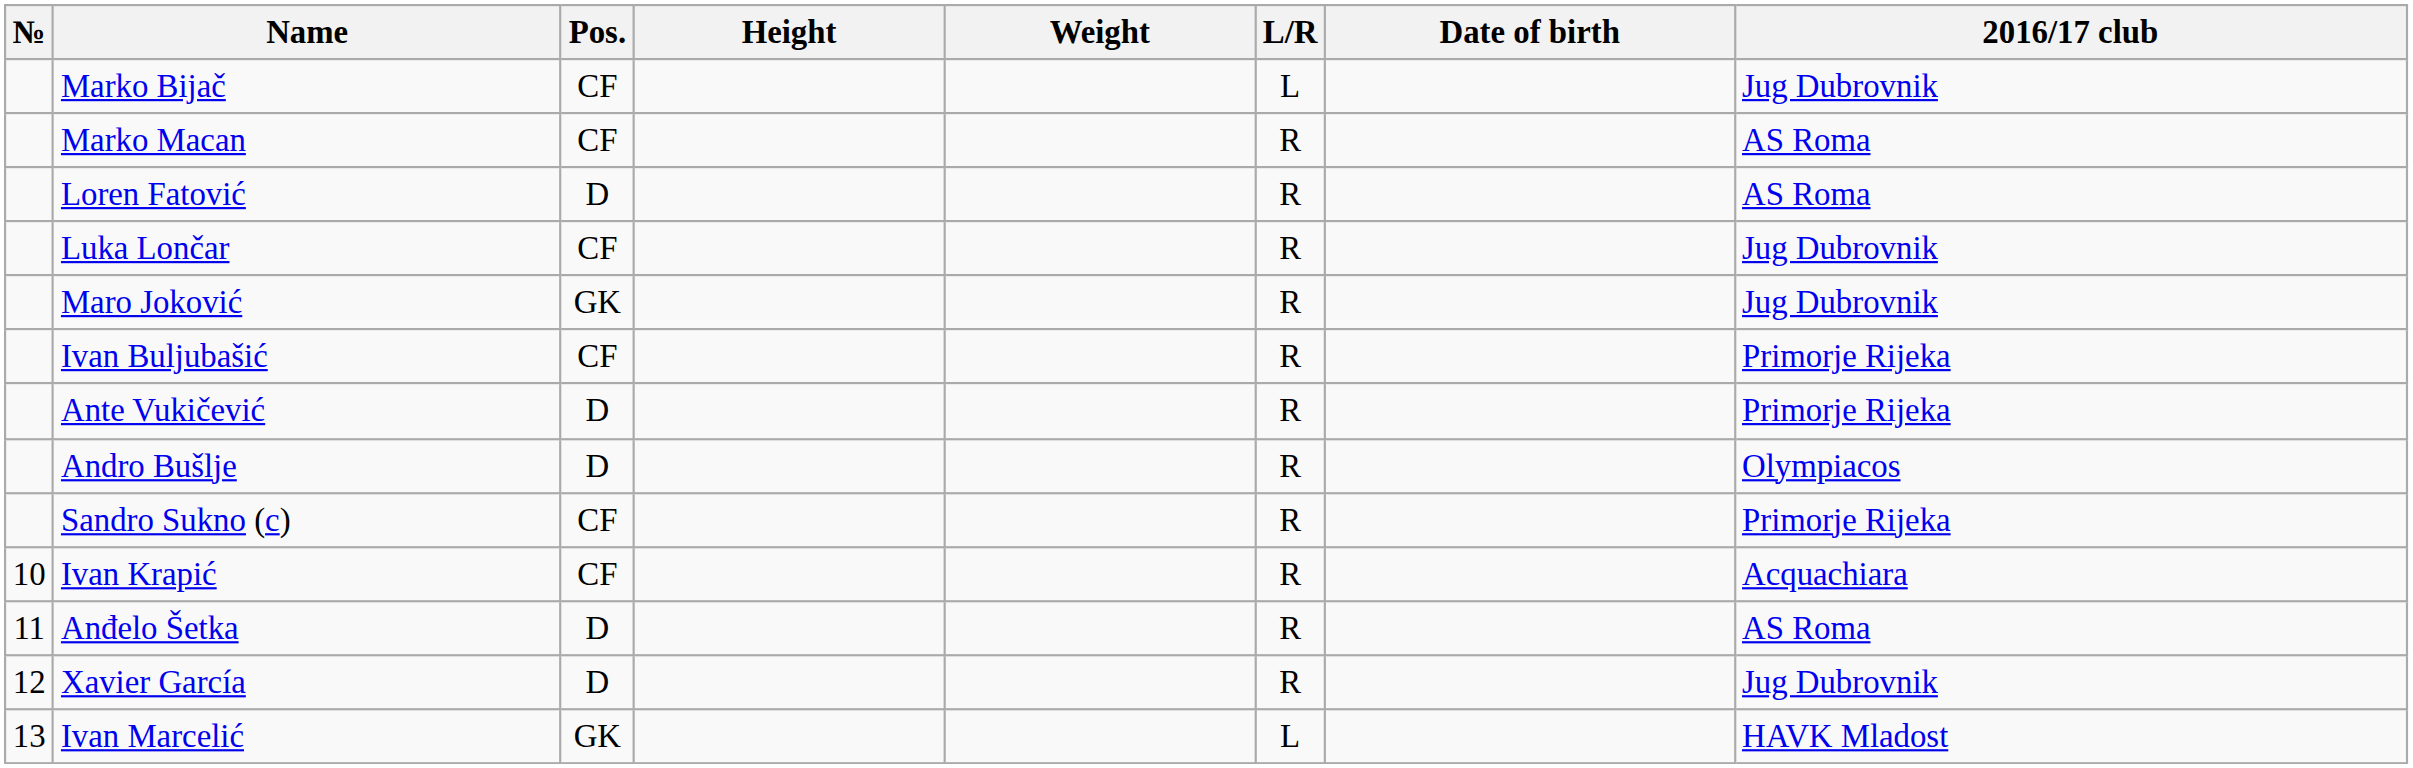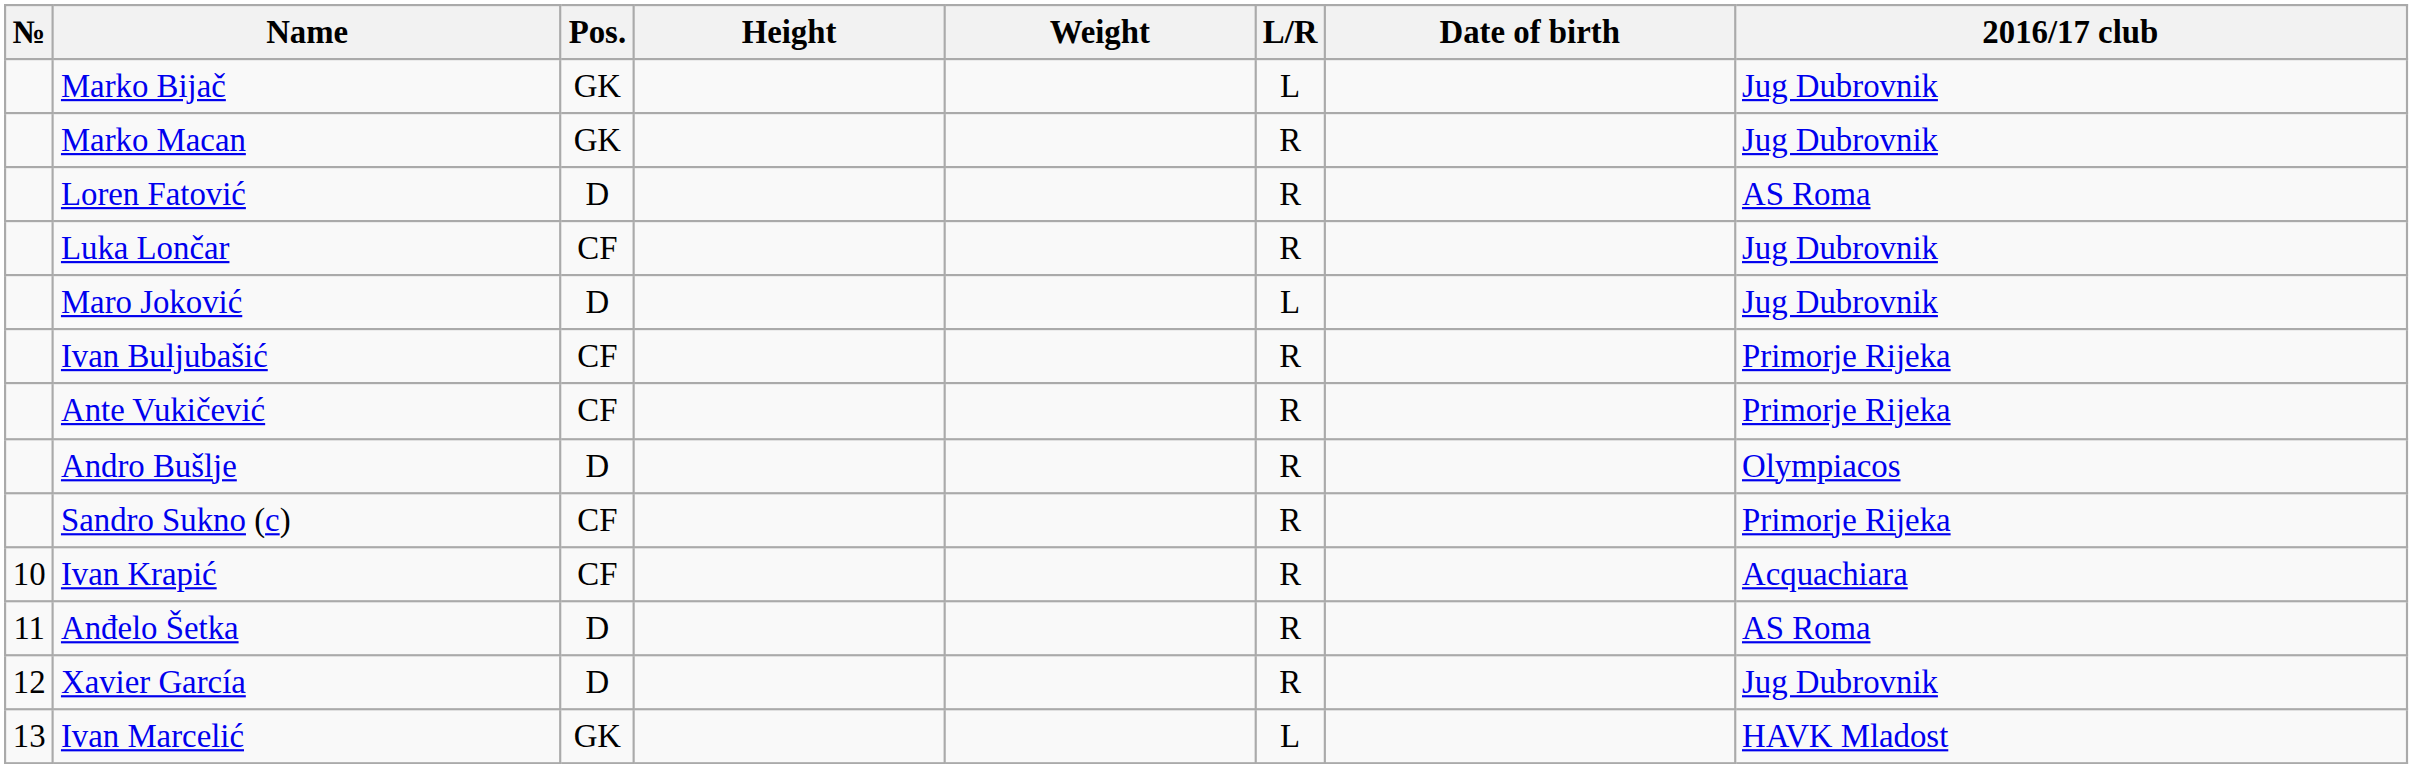(597, 85) CF -> (597, 85) GK
(597, 140) CF -> (597, 140) GK
(1806, 140) AS Roma -> (1840, 140) Jug Dubrovnik
(597, 302) GK -> (597, 302) D
(1290, 302) R -> (1290, 302) L
(597, 410) D -> (597, 410) CF
